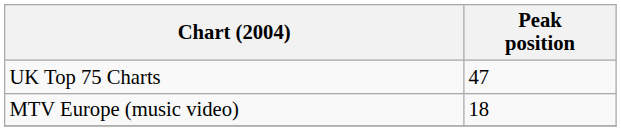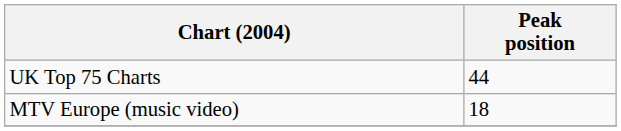(479, 76) 47 -> (479, 76) 44
